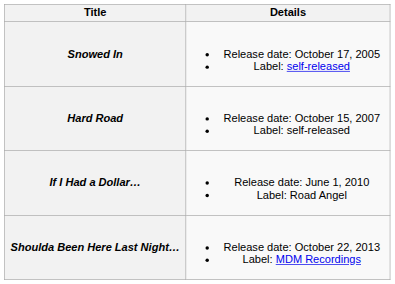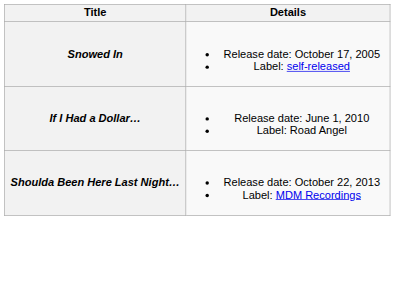- row: (95, 118)
